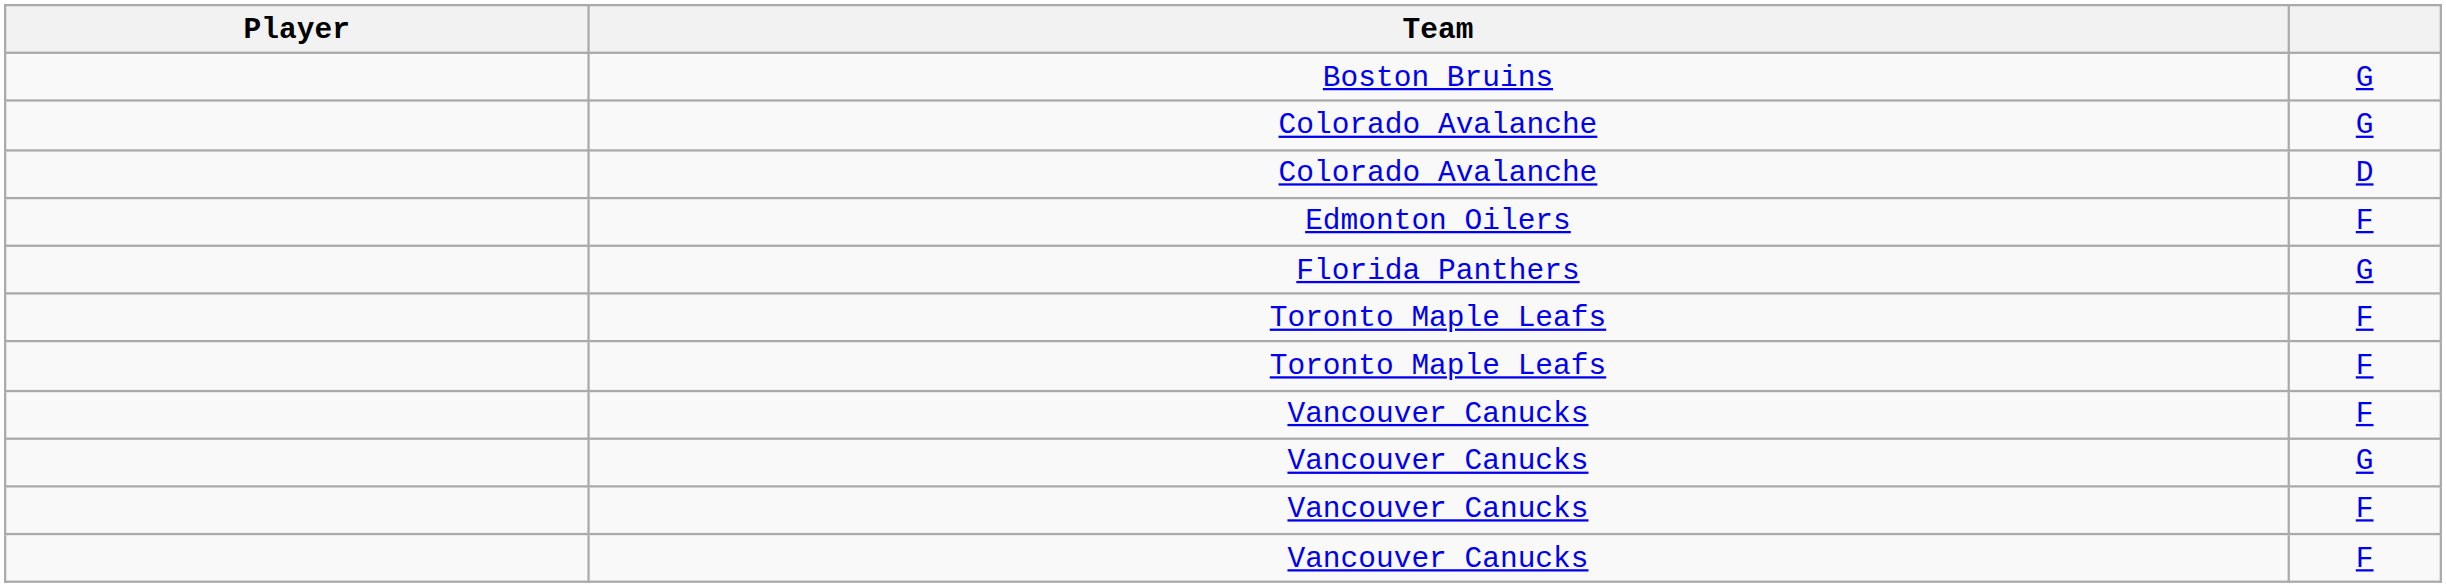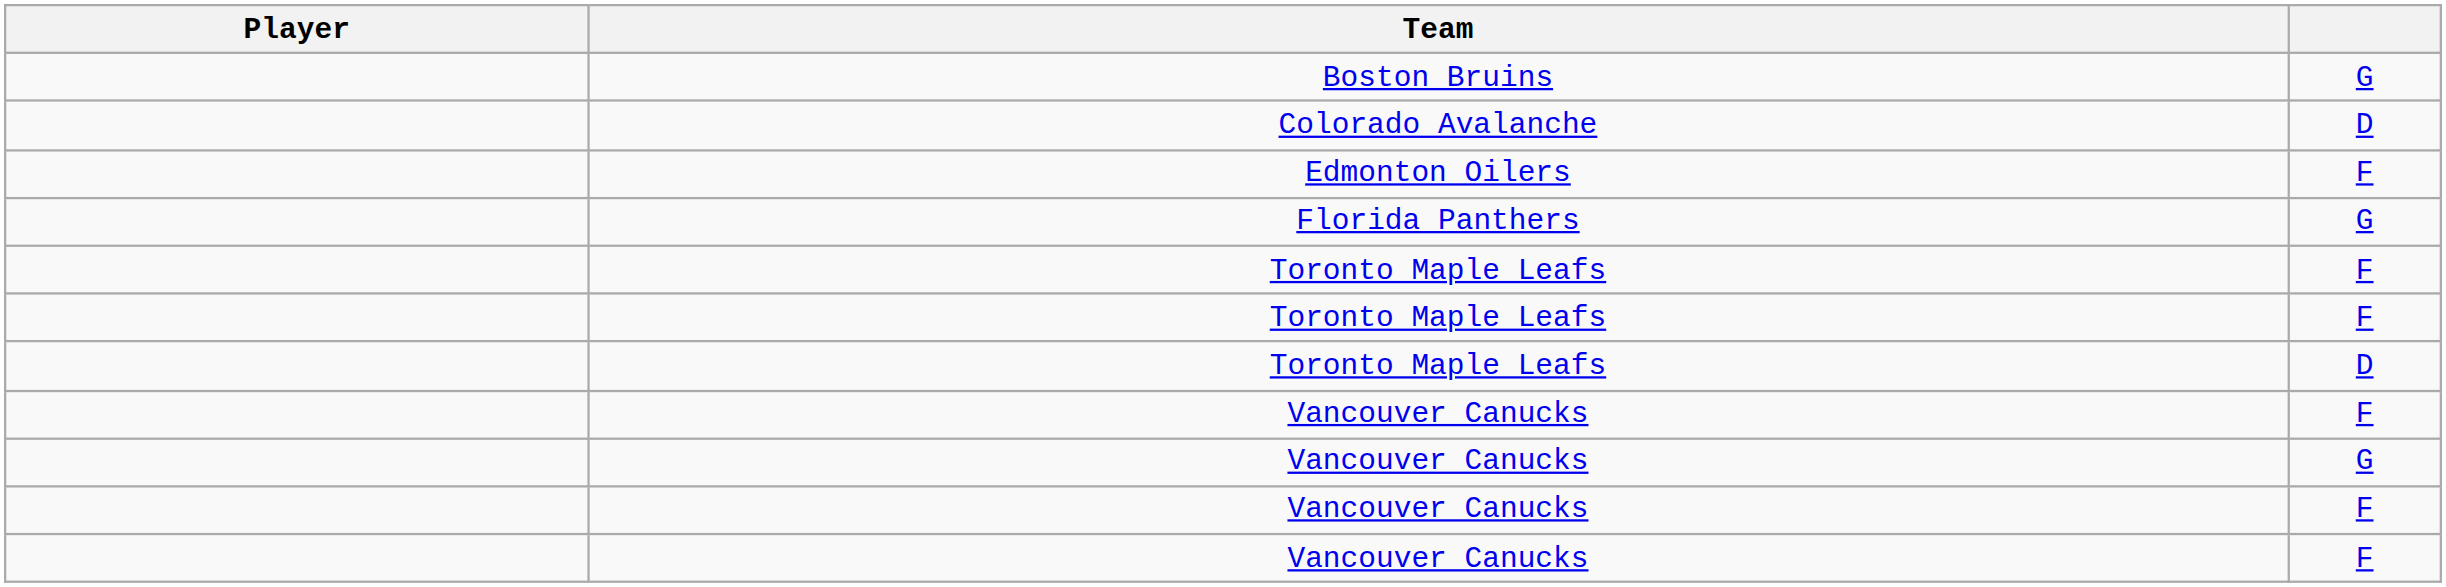- row: (1438, 125)
+ row: (1438, 366)
